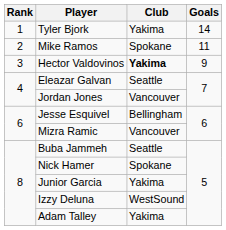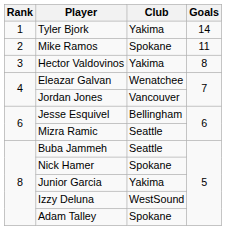(148, 64) bold -> (147, 64) normal
(204, 64) 9 -> (204, 64) 8
(146, 81) Seattle -> (156, 81) Wenatchee
(154, 132) Vancouver -> (146, 132) Seattle
(147, 217) Yakima -> (150, 217) Spokane
